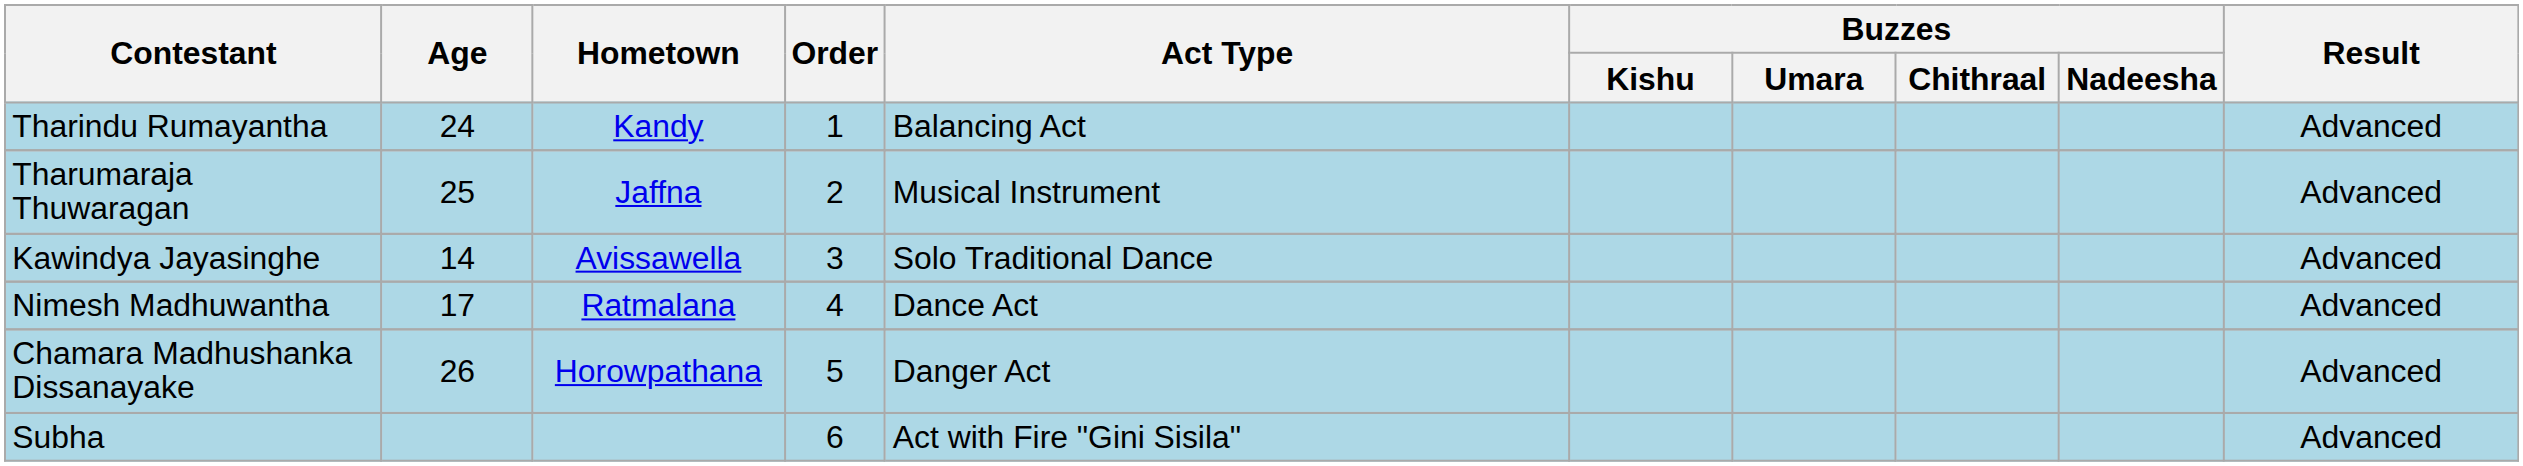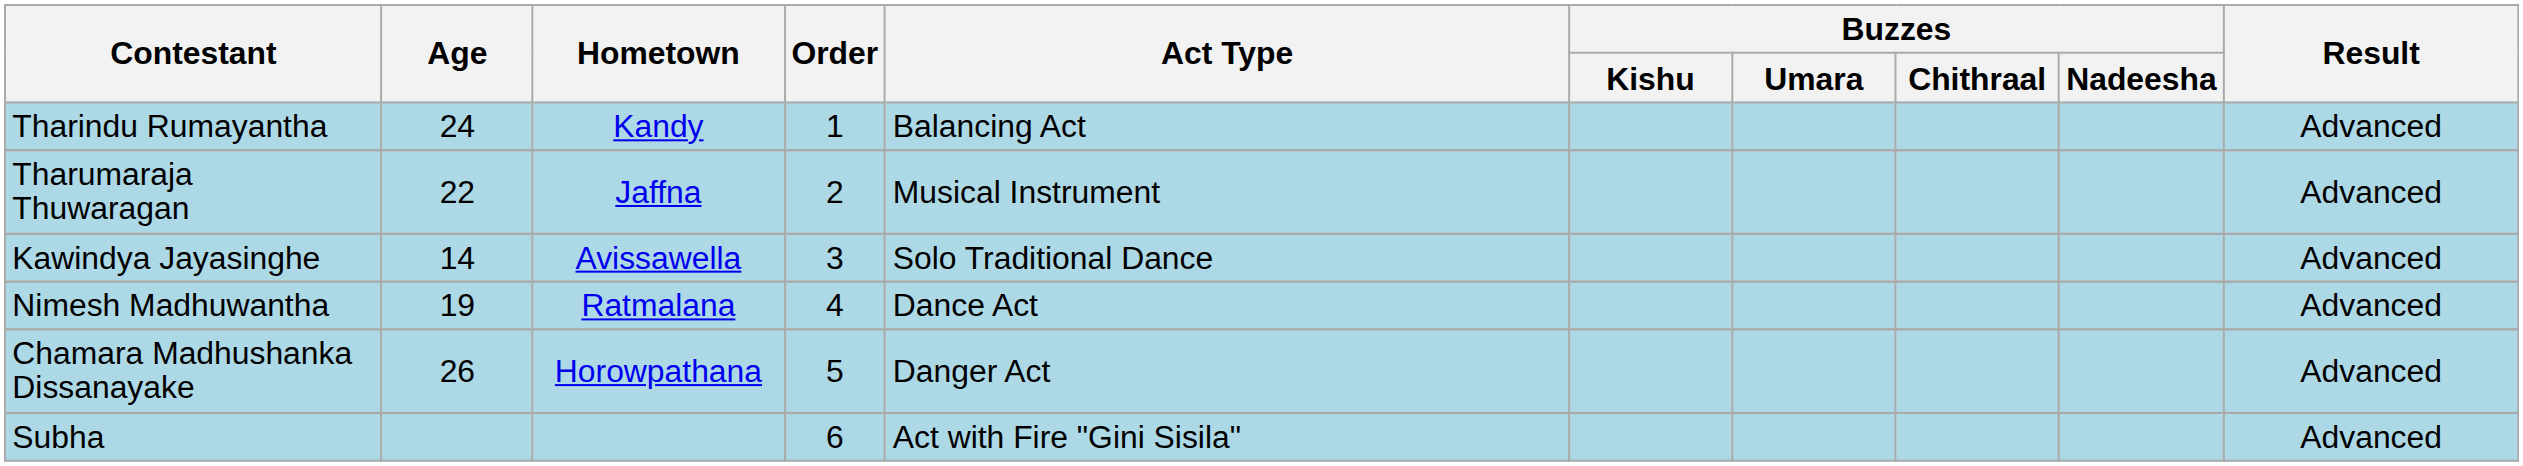(457, 192) 25 -> (457, 192) 22
(457, 306) 17 -> (457, 306) 19
